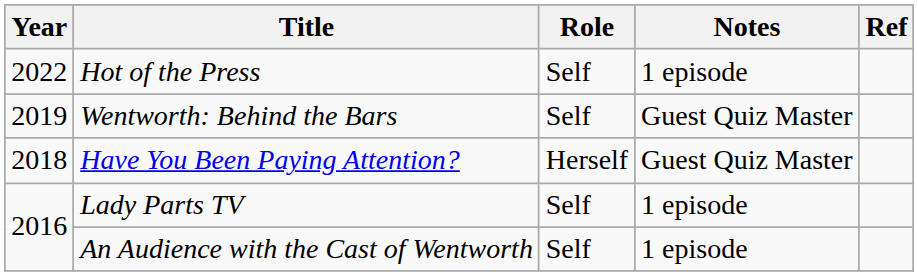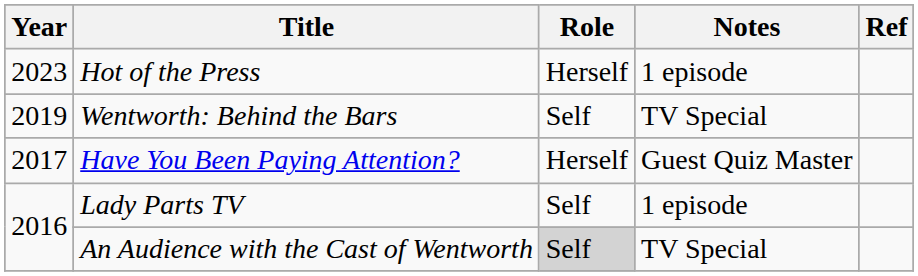(39, 71) 2022 -> (39, 71) 2023
(568, 71) Self -> (587, 71) Herself
(747, 115) Guest Quiz Master -> (704, 115) TV Special
(39, 159) 2018 -> (39, 159) 2017
(568, 248) no background -> (568, 248) lightgrey background
(694, 248) 1 episode -> (704, 248) TV Special
